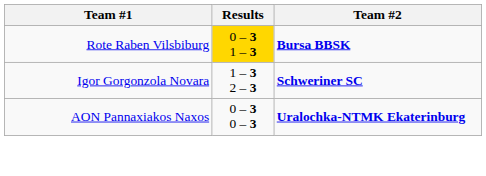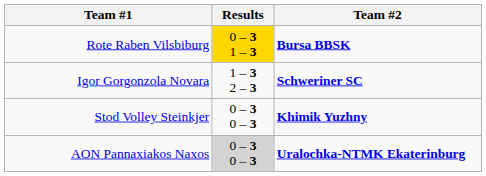+ row: (152, 116)
(243, 116) no background -> (243, 153) lightgrey background
